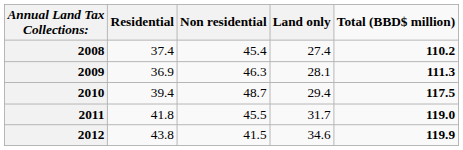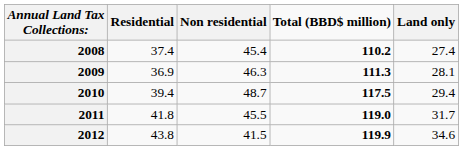columns swapped: (302, 22) <-> (396, 22)
